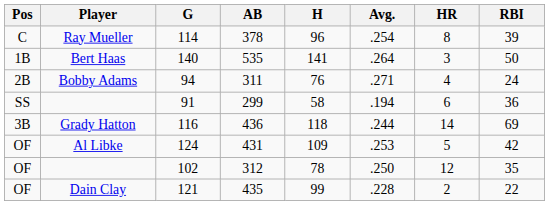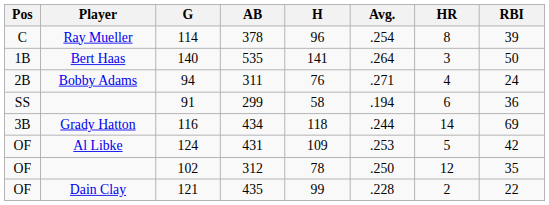(253, 124) 436 -> (253, 124) 434
